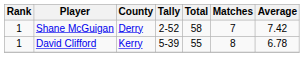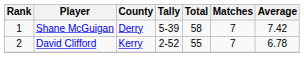(169, 28) 2-52 -> (169, 28) 5-39
(19, 44) 1 -> (19, 44) 2
(169, 44) 5-39 -> (169, 44) 2-52
(233, 44) 8 -> (233, 44) 7
